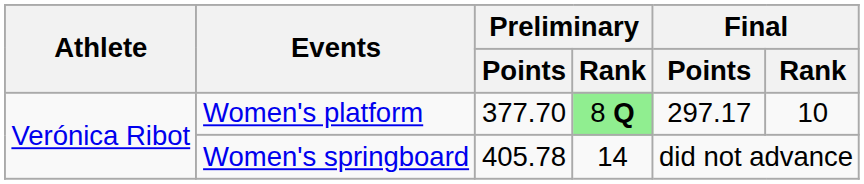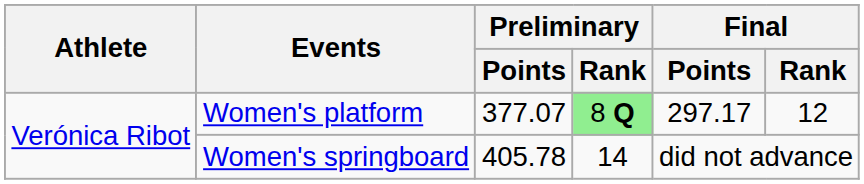(524, 114) 377.70 -> (524, 114) 377.07
(813, 114) 10 -> (813, 114) 12
